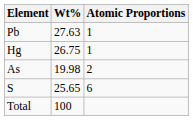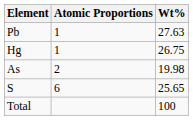columns swapped: (136, 13) <-> (68, 13)
